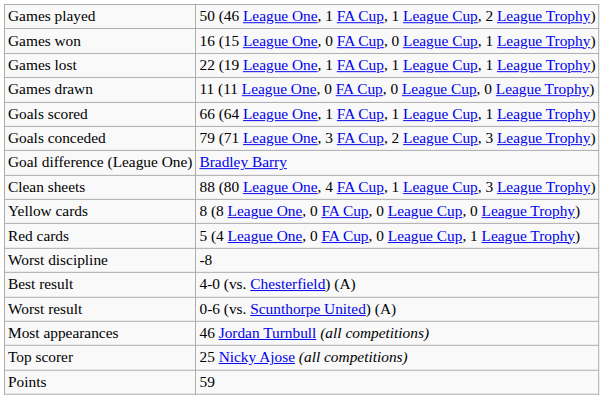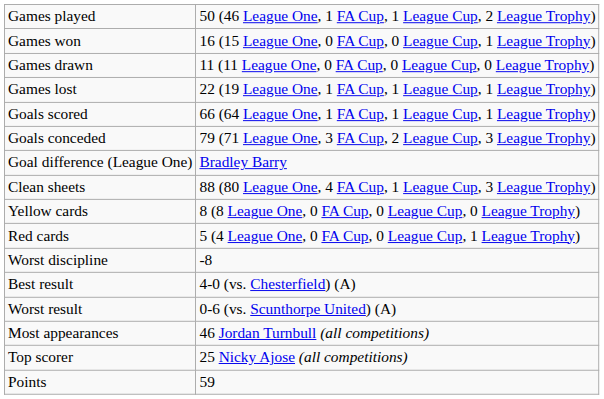rows swapped: (50, 89) <-> (42, 65)
